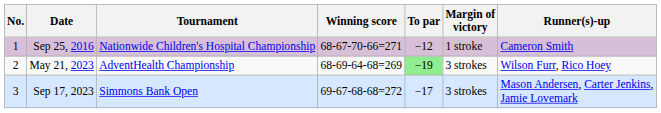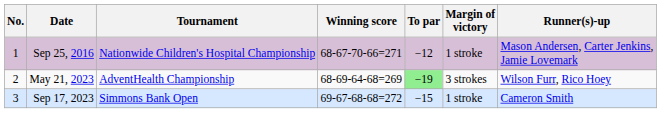(537, 46) Cameron Smith -> (577, 53) Mason Andersen, Carter Jenkins, Jamie Lovemark
(424, 91) −17 -> (424, 98) −15
(466, 91) 3 strokes -> (464, 98) 1 stroke
(577, 91) Mason Andersen, Carter Jenkins, Jamie Lovemark -> (537, 98) Cameron Smith
